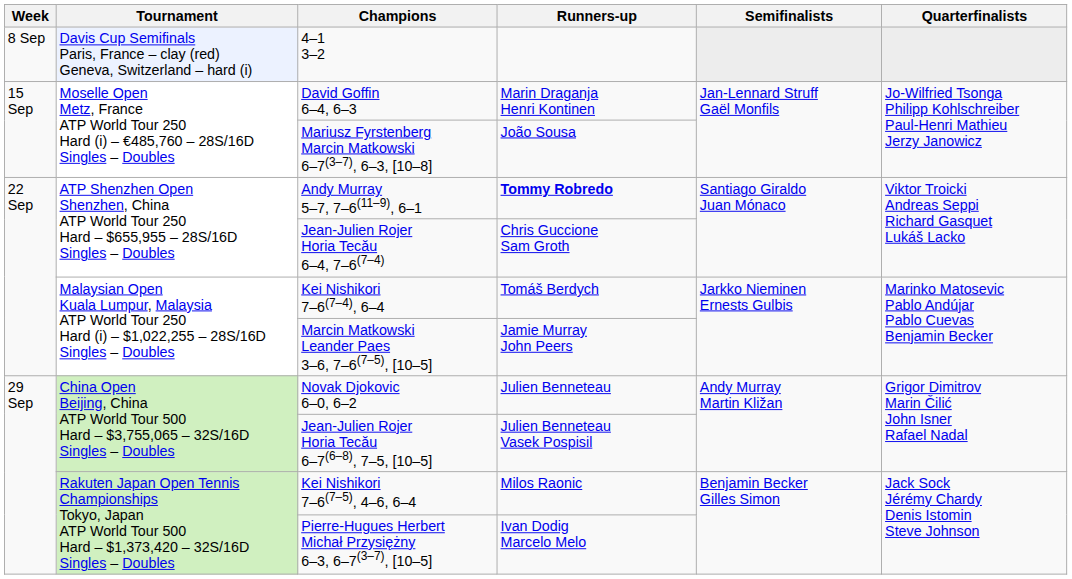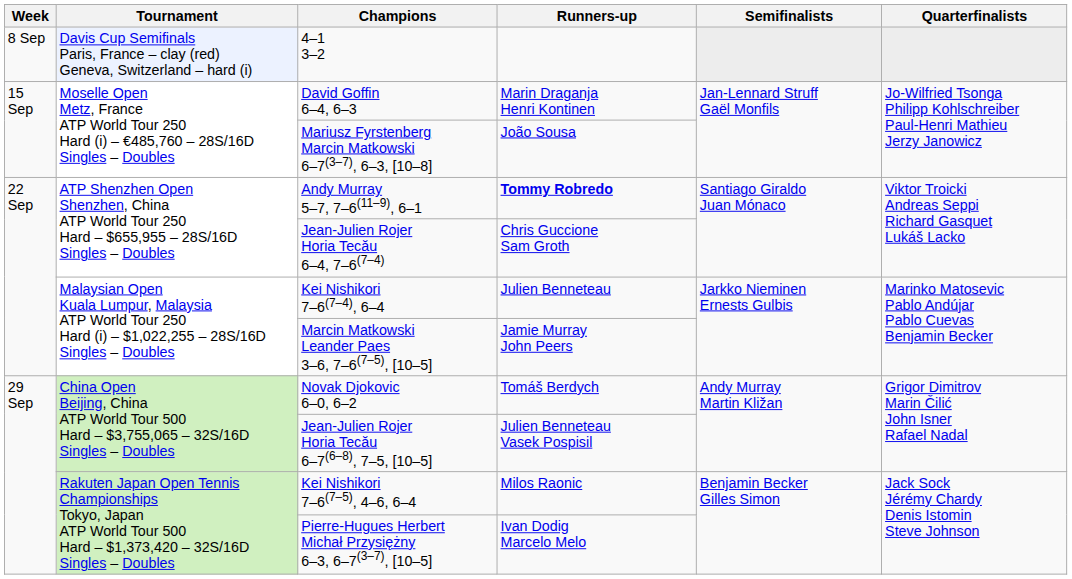(550, 288) Tomáš Berdych -> (556, 288) Julien Benneteau
(556, 387) Julien Benneteau -> (550, 387) Tomáš Berdych
